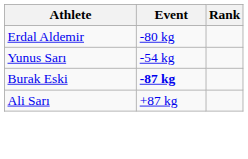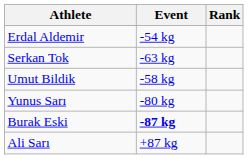(157, 36) -80 kg -> (157, 36) -54 kg
+ row: (38, 57)
+ row: (41, 79)
(157, 57) -54 kg -> (157, 100) -80 kg
